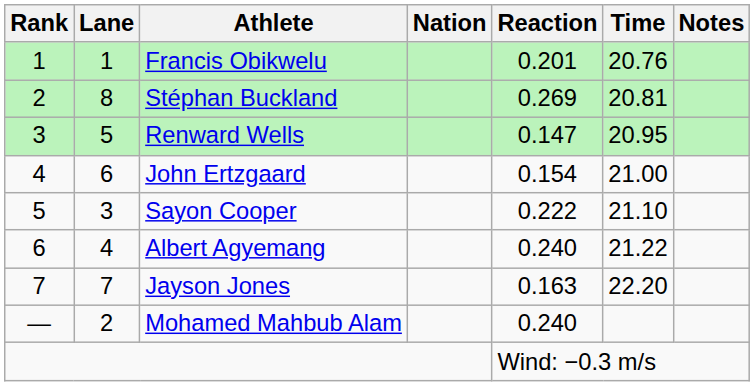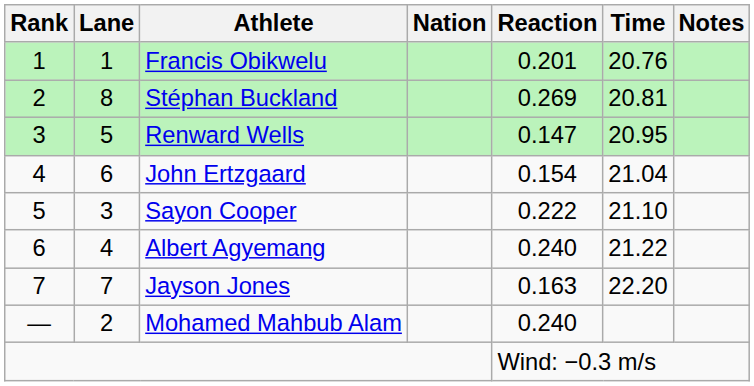(638, 173) 21.00 -> (638, 173) 21.04
